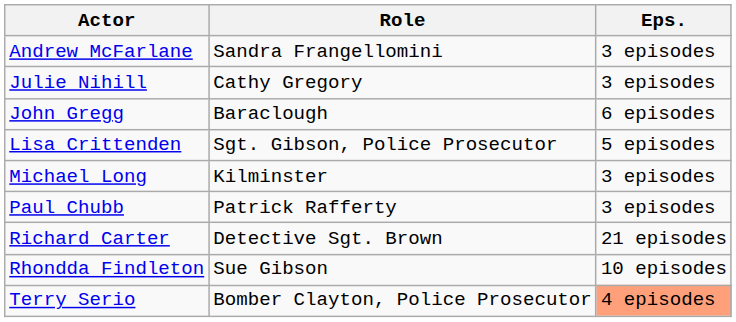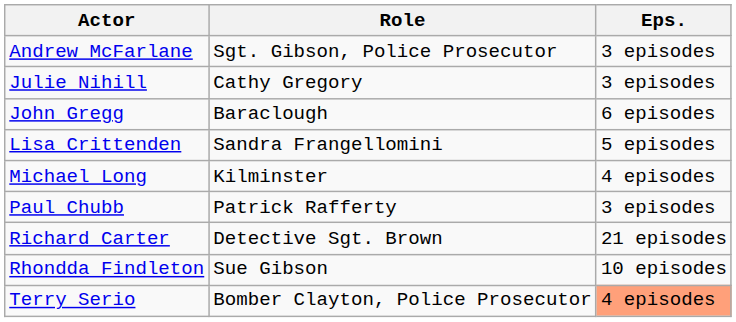(328, 51) Sandra Frangellomini -> (385, 51) Sgt. Gibson, Police Prosecutor
(385, 145) Sgt. Gibson, Police Prosecutor -> (328, 145) Sandra Frangellomini
(658, 176) 3 episodes -> (658, 176) 4 episodes
